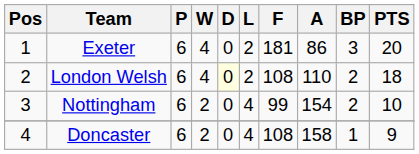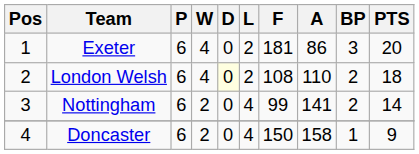(317, 105) 154 -> (317, 105) 141
(392, 105) 10 -> (392, 105) 14
(278, 134) 108 -> (278, 134) 150
